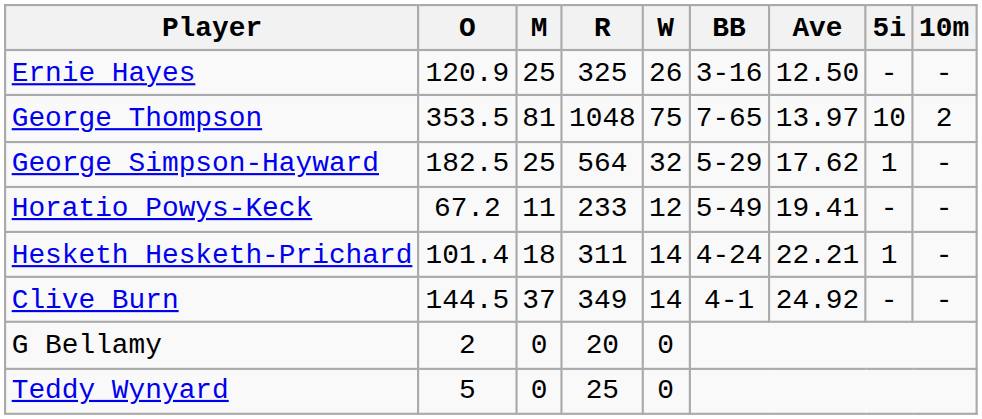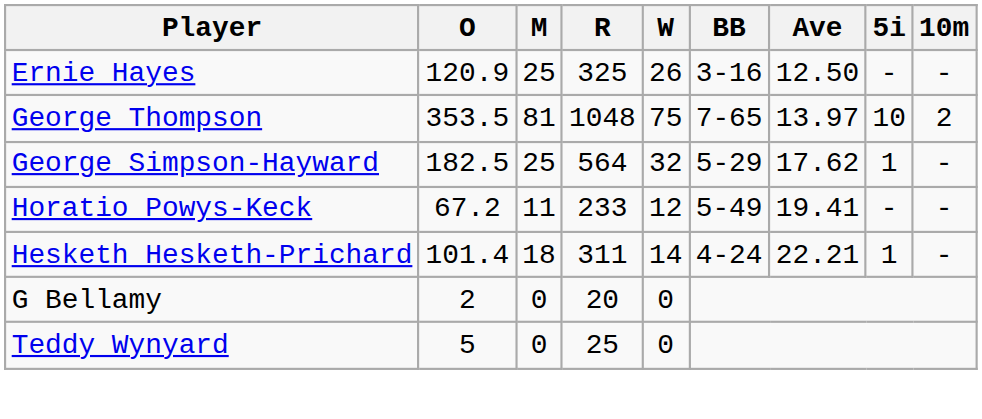- row: (95, 300)
